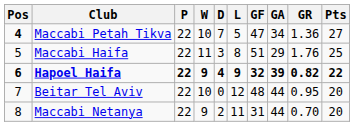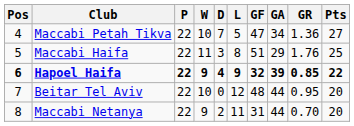(18, 34) bold -> (18, 34) normal
(305, 73) 0.82 -> (305, 73) 0.85
